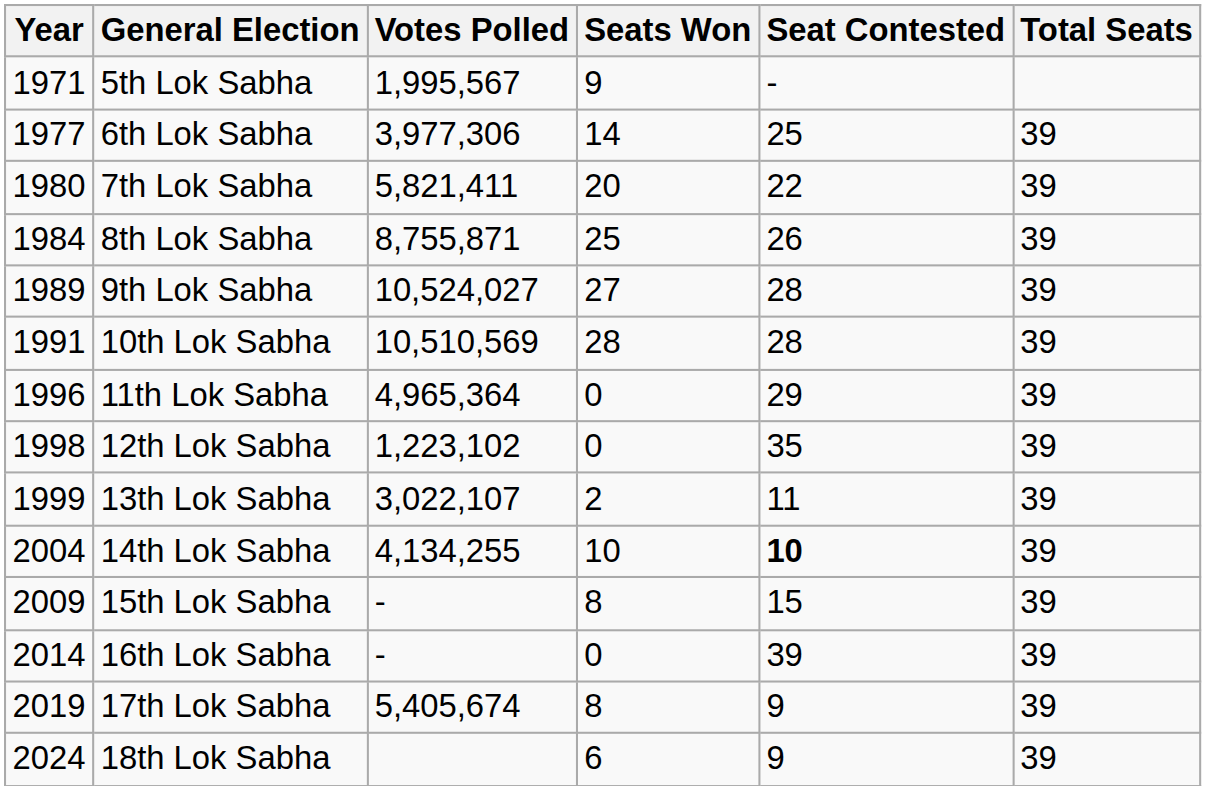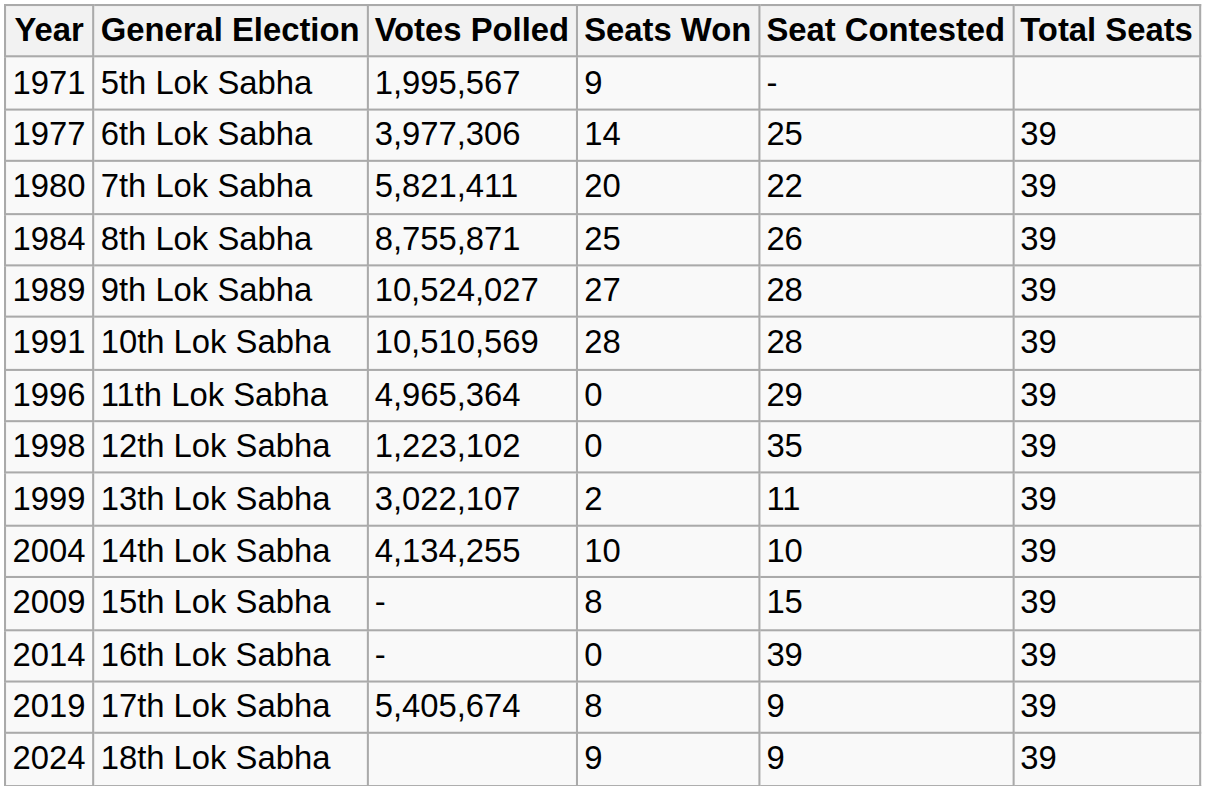(785, 550) bold -> (785, 550) normal
(593, 758) 6 -> (593, 758) 9
